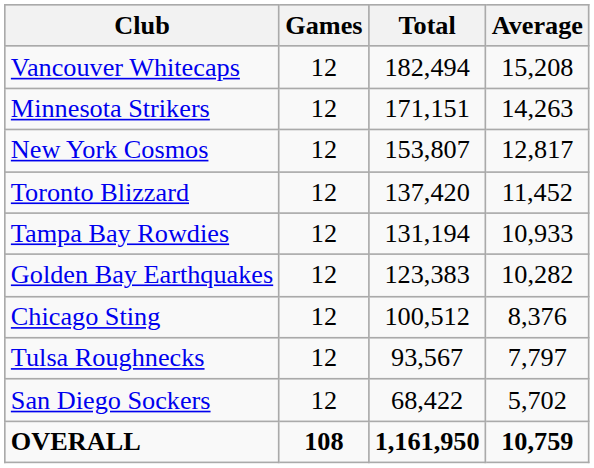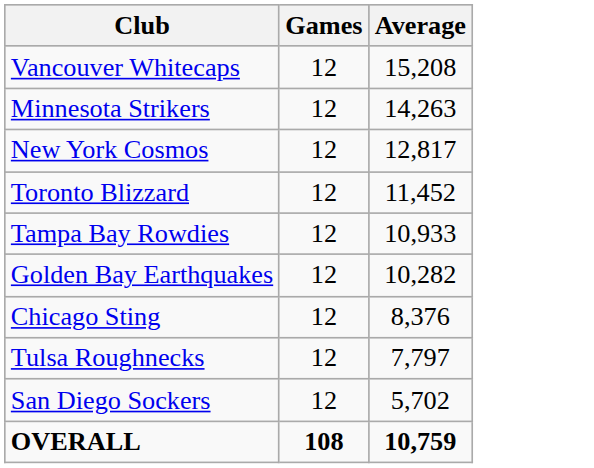- column: (427, 25)
